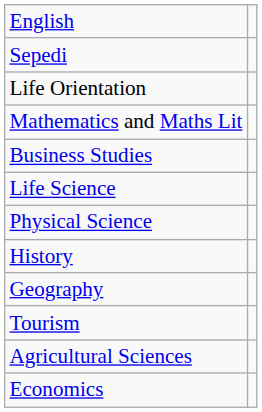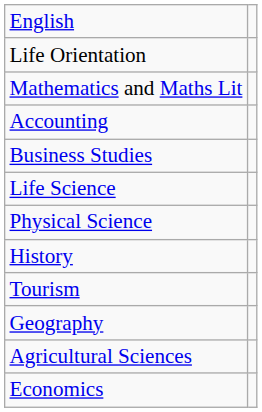- row: (38, 54)
+ row: (59, 121)
rows swapped: (56, 289) <-> (45, 322)
